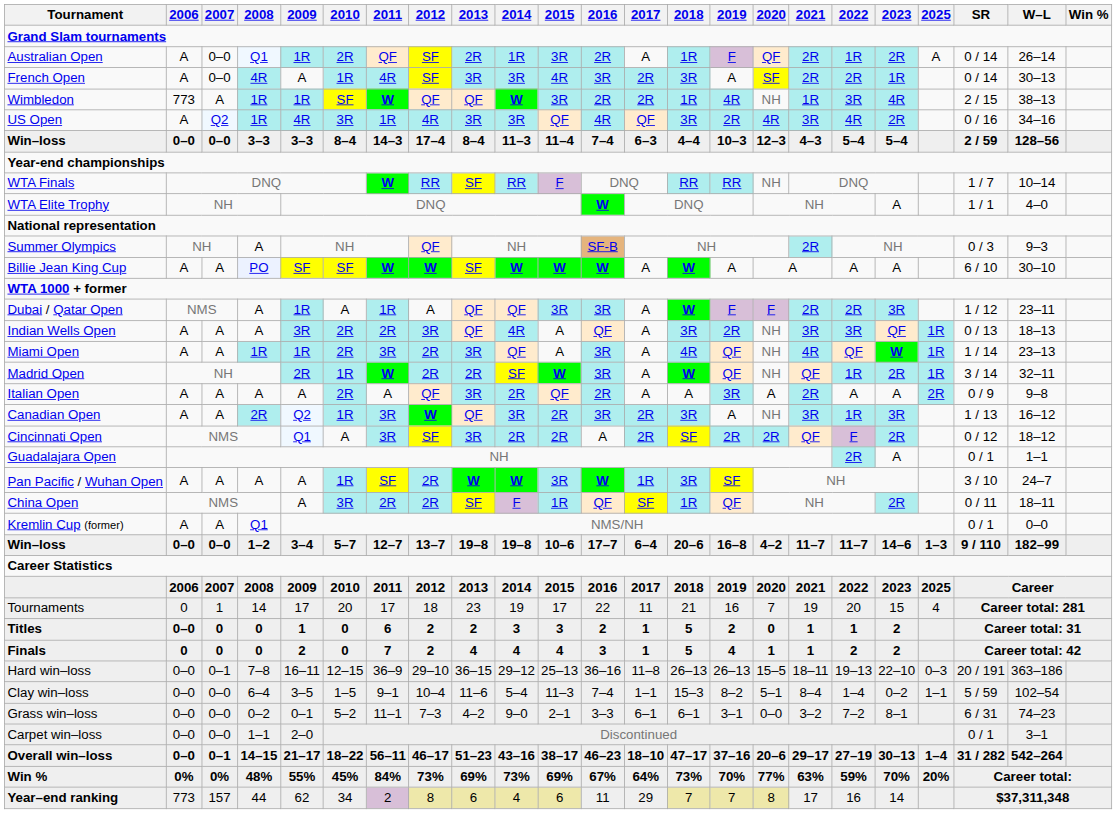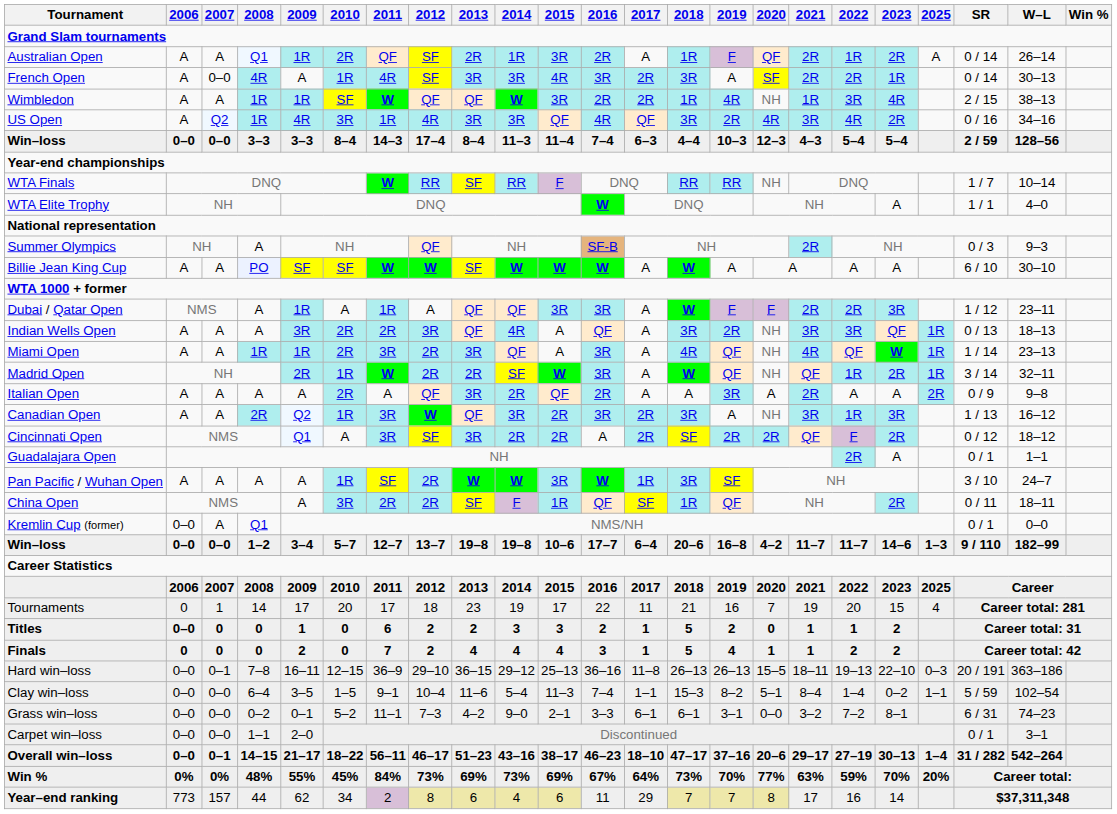(220, 57) 0–0 -> (220, 57) A
(184, 99) 773 -> (184, 99) A
(184, 524) A -> (184, 524) 0–0
